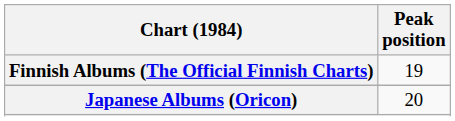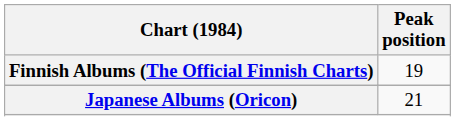(414, 99) 20 -> (414, 99) 21
